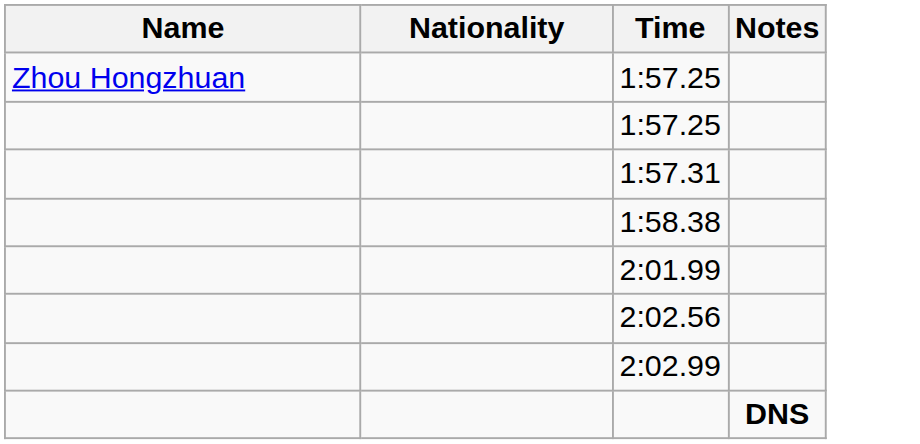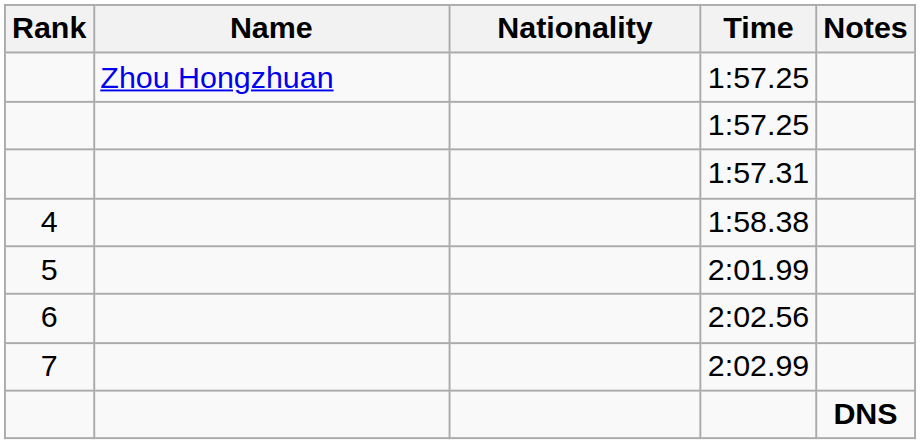+ column: (49, 28)
